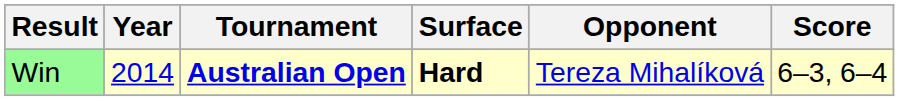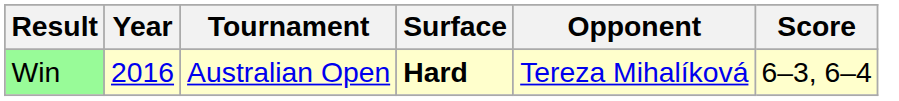(143, 71) 2014 -> (143, 71) 2016
(296, 71) bold -> (289, 71) normal
